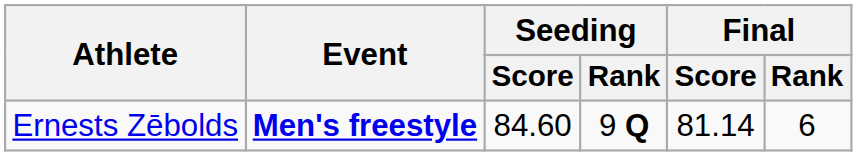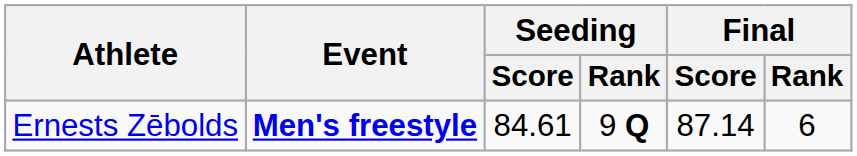(533, 126) 84.60 -> (533, 126) 84.61
(716, 126) 81.14 -> (716, 126) 87.14
